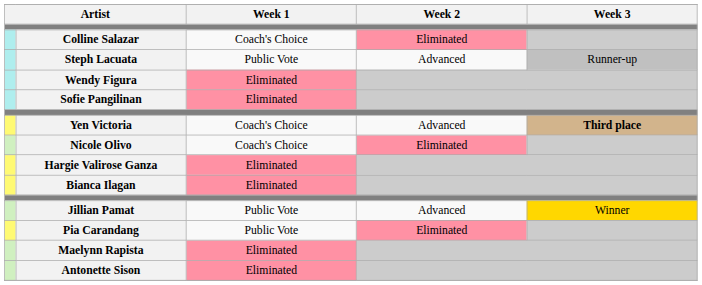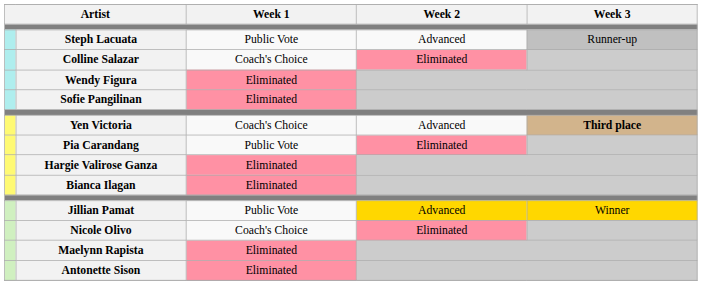rows swapped: (101, 59) <-> (101, 39)
rows swapped: (101, 230) <-> (101, 145)
(442, 210) no background -> (442, 210) gold background
